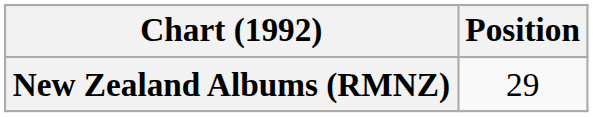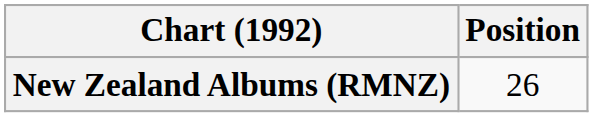(523, 83) 29 -> (523, 83) 26
